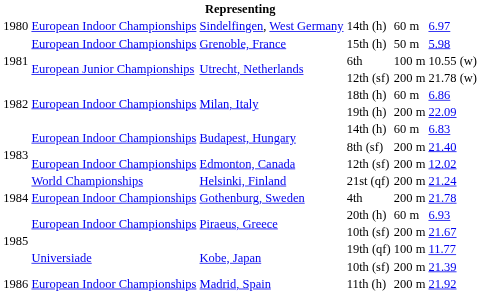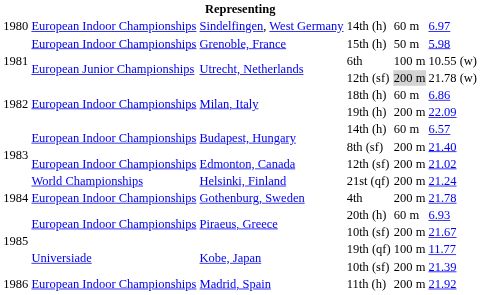(410, 78) no background -> (410, 78) lightgrey background
(439, 129) 6.83 -> (439, 129) 6.57
(443, 163) 12.02 -> (443, 163) 21.02
